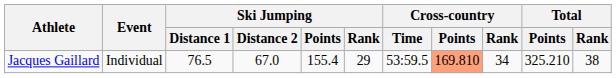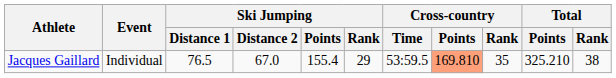(502, 61) 34 -> (502, 61) 35
